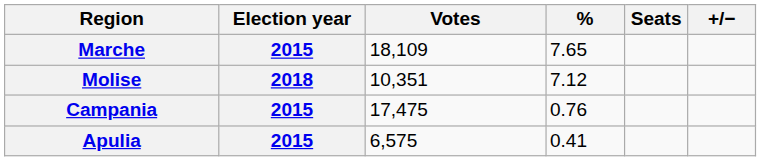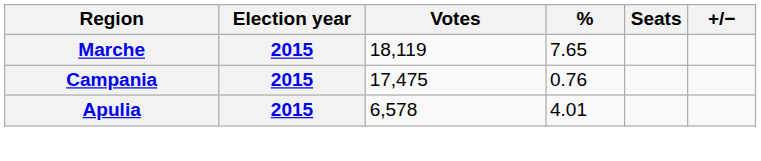(399, 49) 18,109 -> (398, 49) 18,119
- row: (112, 79)
(393, 140) 6,575 -> (393, 110) 6,578
(569, 140) 0.41 -> (569, 110) 4.01
